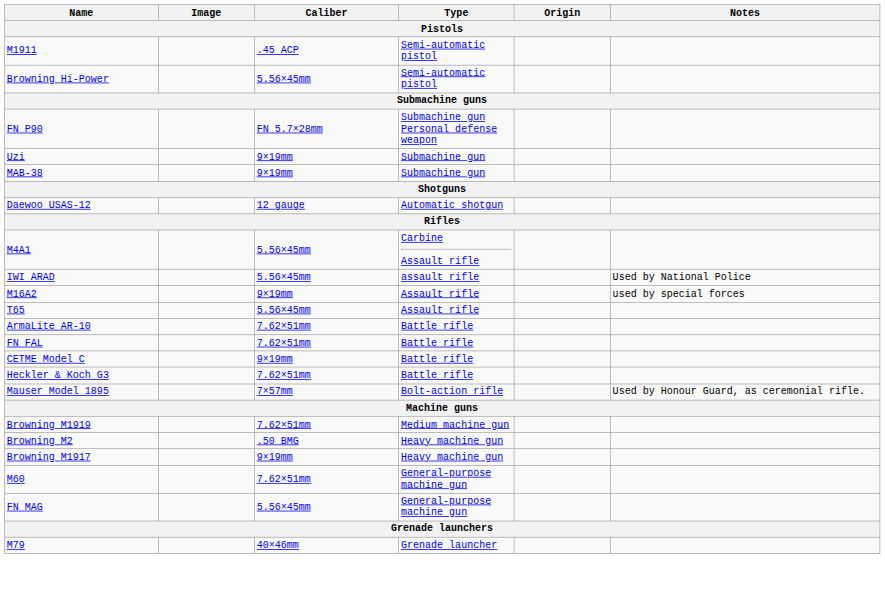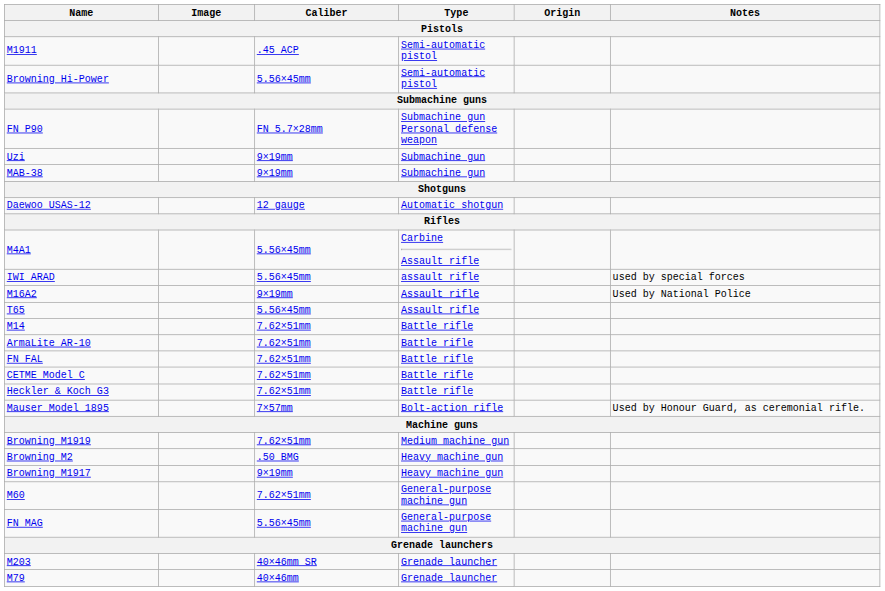(682, 278) Used by National Police -> (679, 278) used by special forces
(679, 294) used by special forces -> (682, 294) Used by National Police
+ row: (16, 327)
(275, 359) 9×19mm -> (284, 376) 7.62×51mm
+ row: (19, 562)
